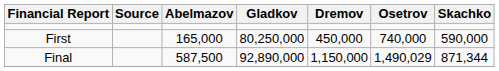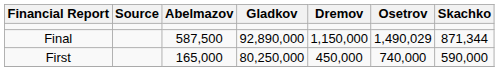rows swapped: (58, 39) <-> (58, 58)
